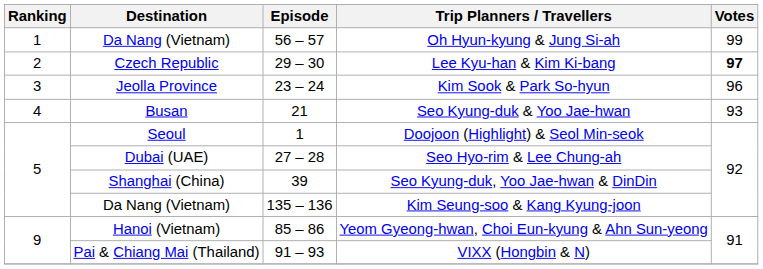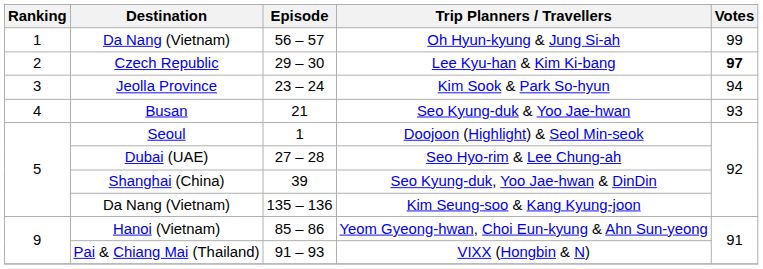(734, 87) 96 -> (734, 87) 94
